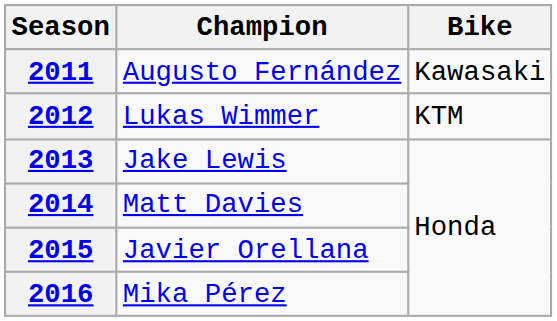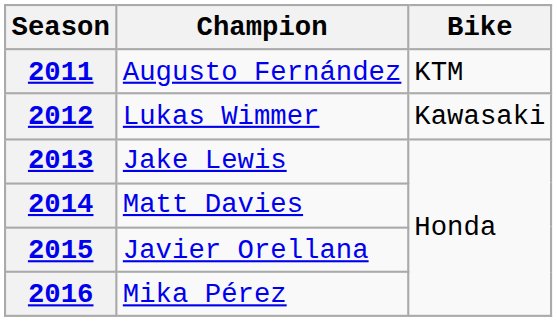(480, 72) Kawasaki -> (439, 72) KTM
(439, 116) KTM -> (480, 116) Kawasaki
